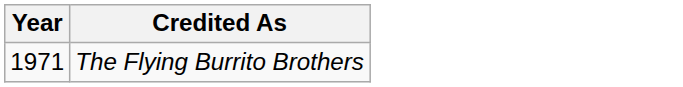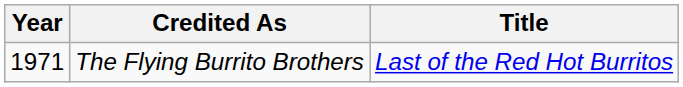+ column: (524, 23)
